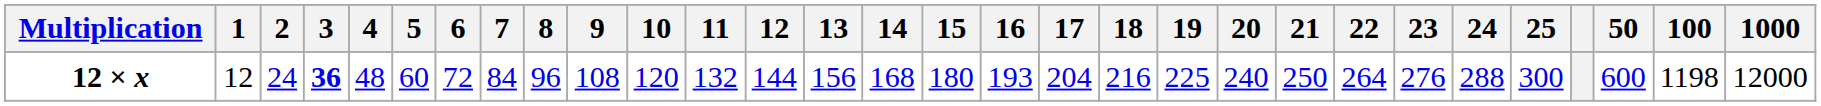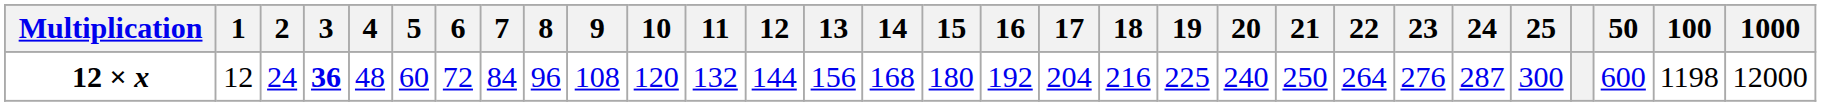(1010, 76) 193 -> (1010, 76) 192
(1482, 76) 288 -> (1482, 76) 287
